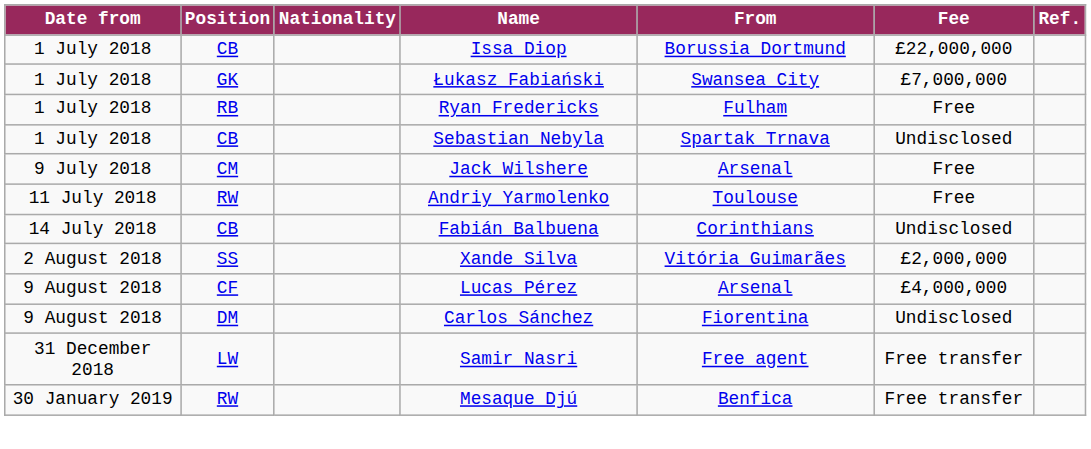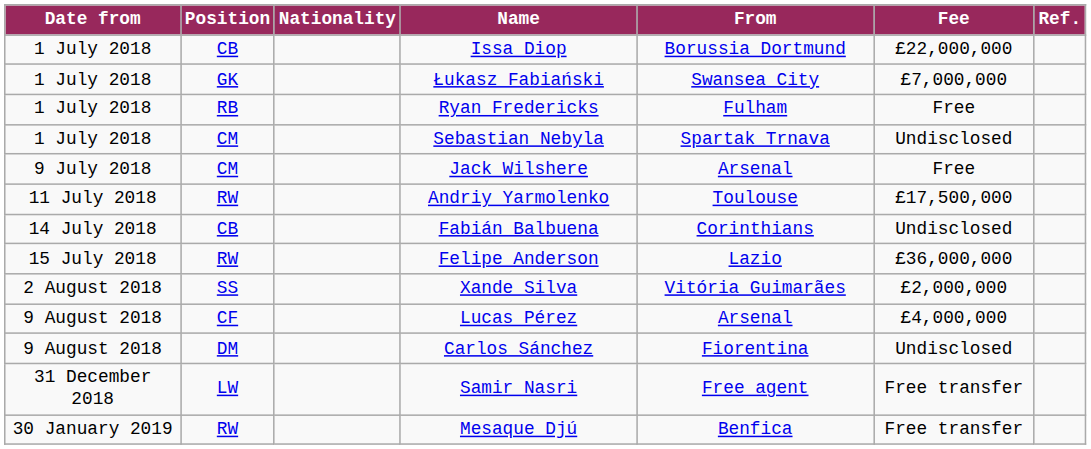(227, 139) CB -> (227, 139) CM
(954, 199) Free -> (954, 199) £17,500,000
+ row: (519, 258)
